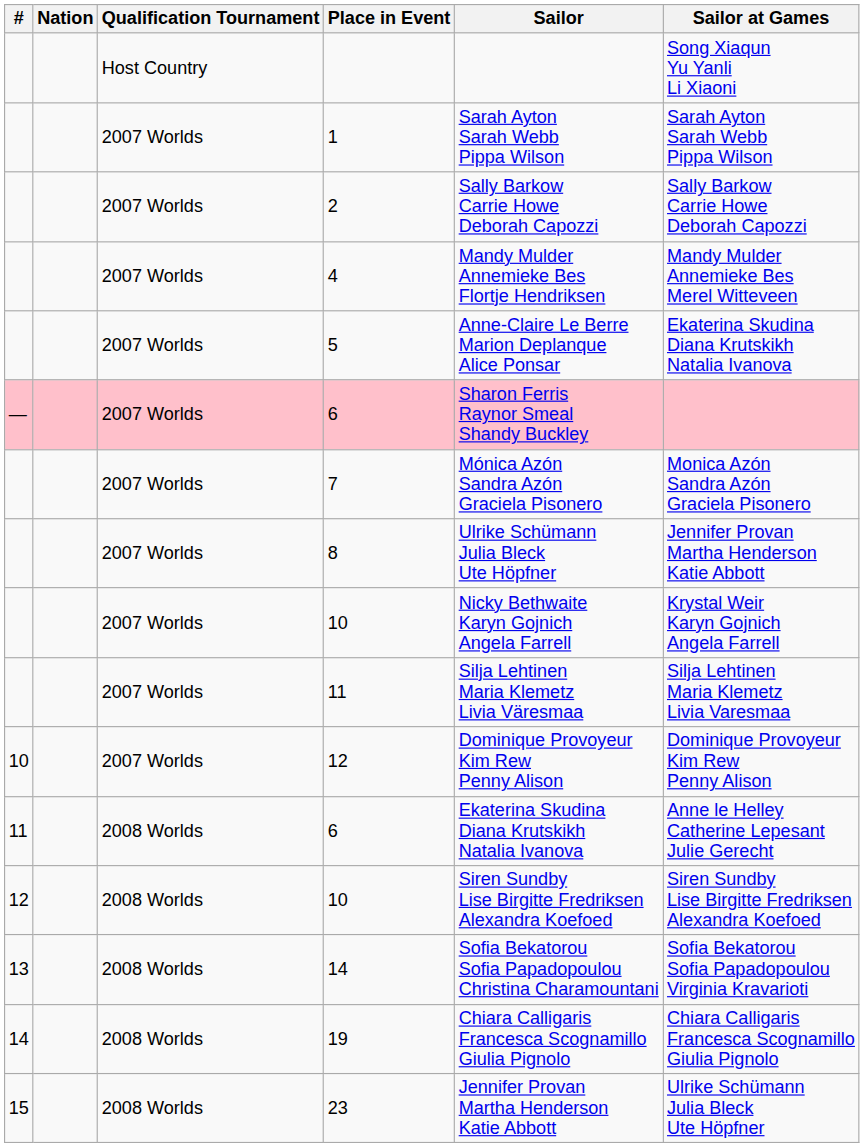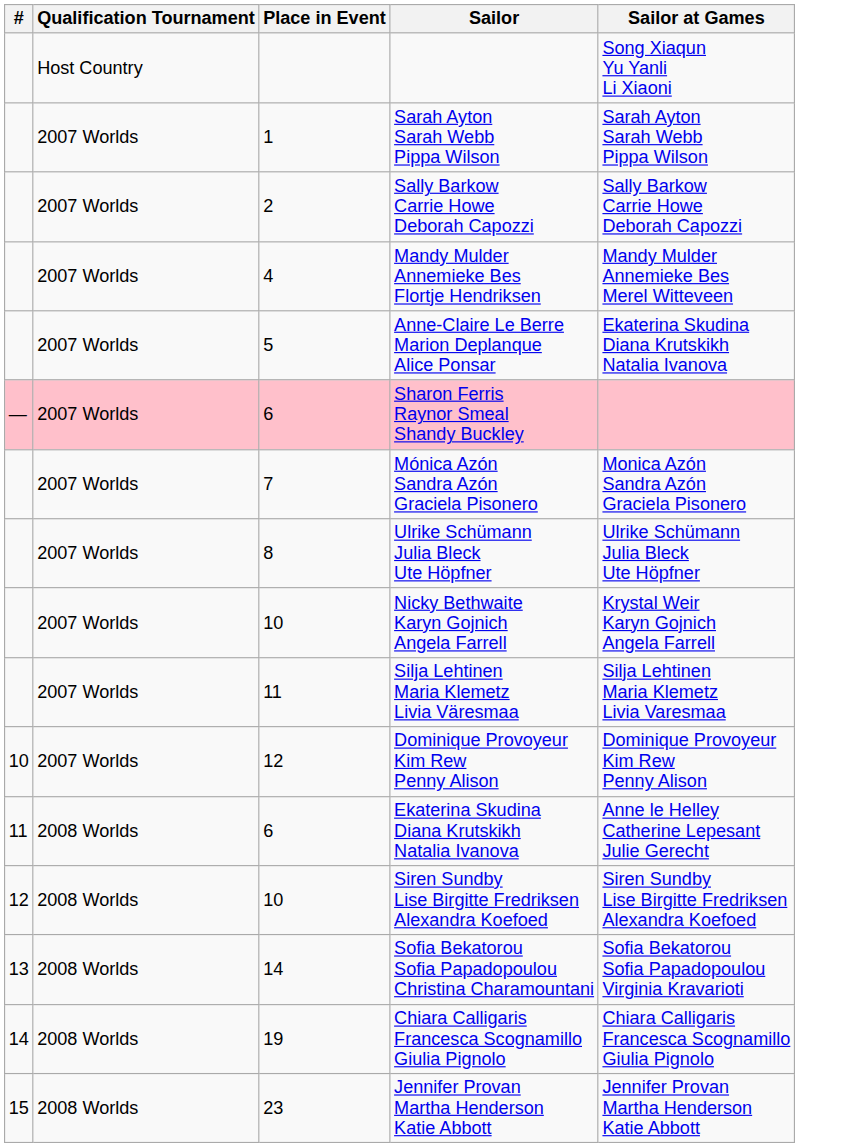- column: (65, 18)
(742, 553) Jennifer Provan Martha Henderson Katie Abbott -> (671, 553) Ulrike Schümann Julia Bleck Ute Höpfner
(736, 1108) Ulrike Schümann Julia Bleck Ute Höpfner -> (677, 1108) Jennifer Provan Martha Henderson Katie Abbott
